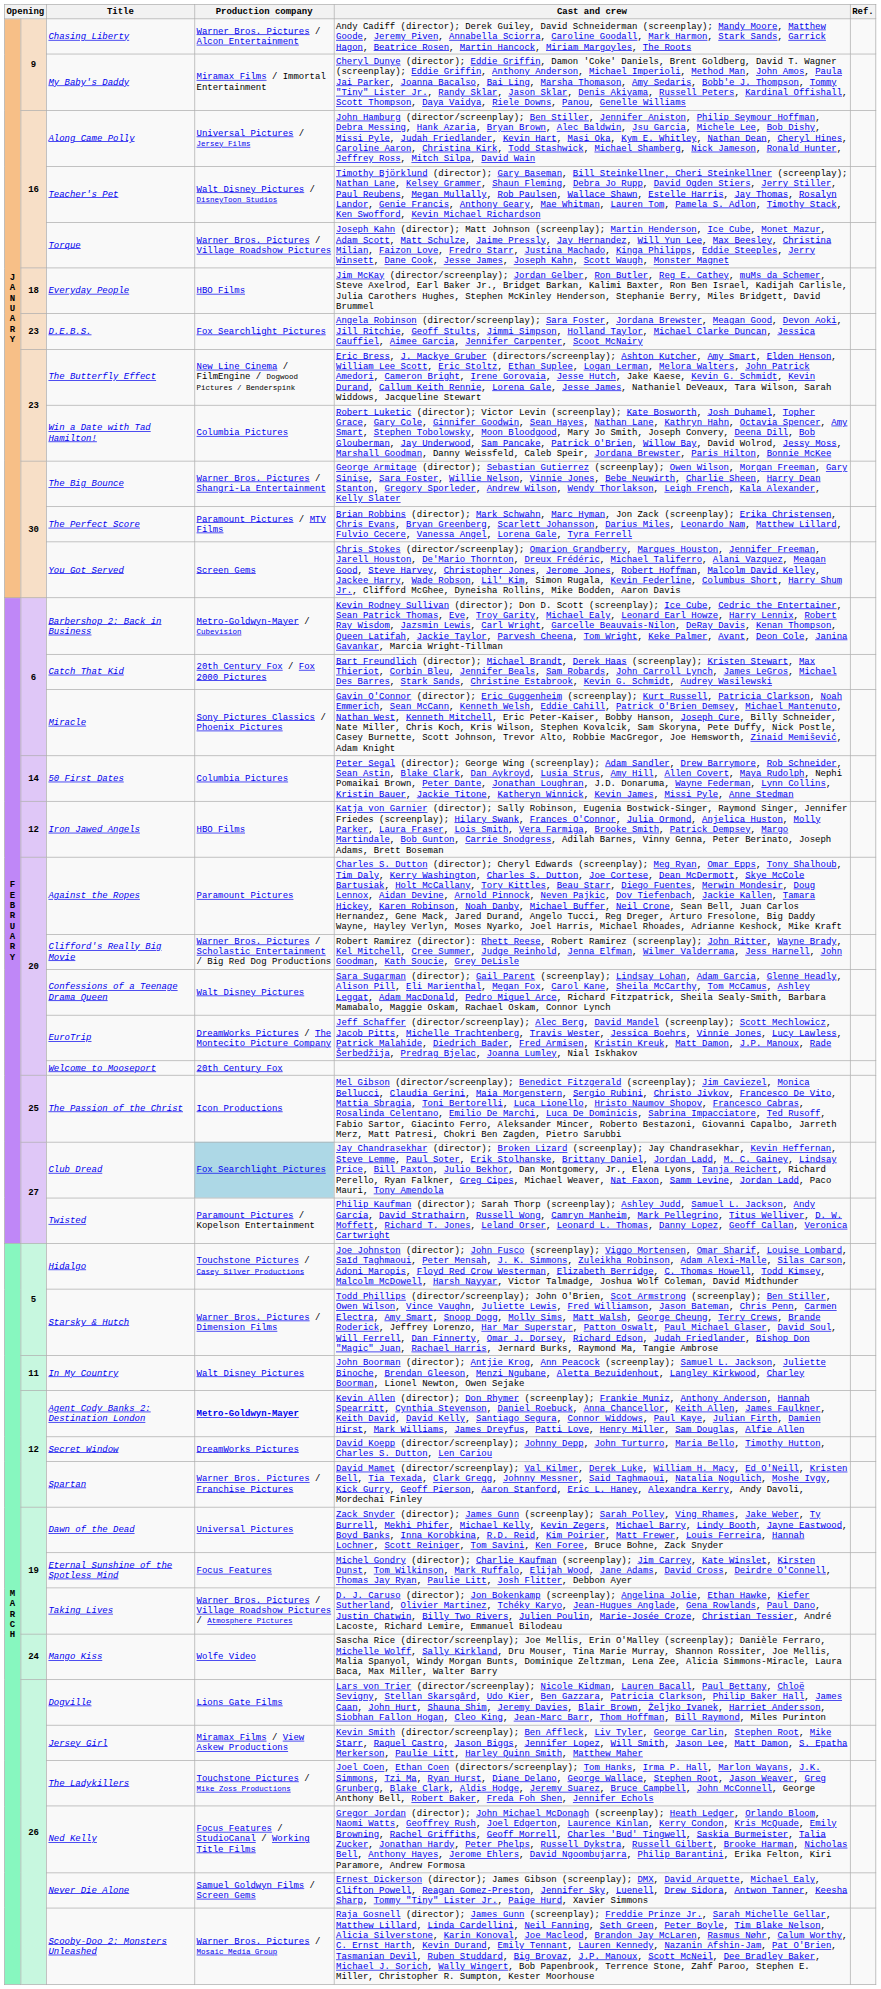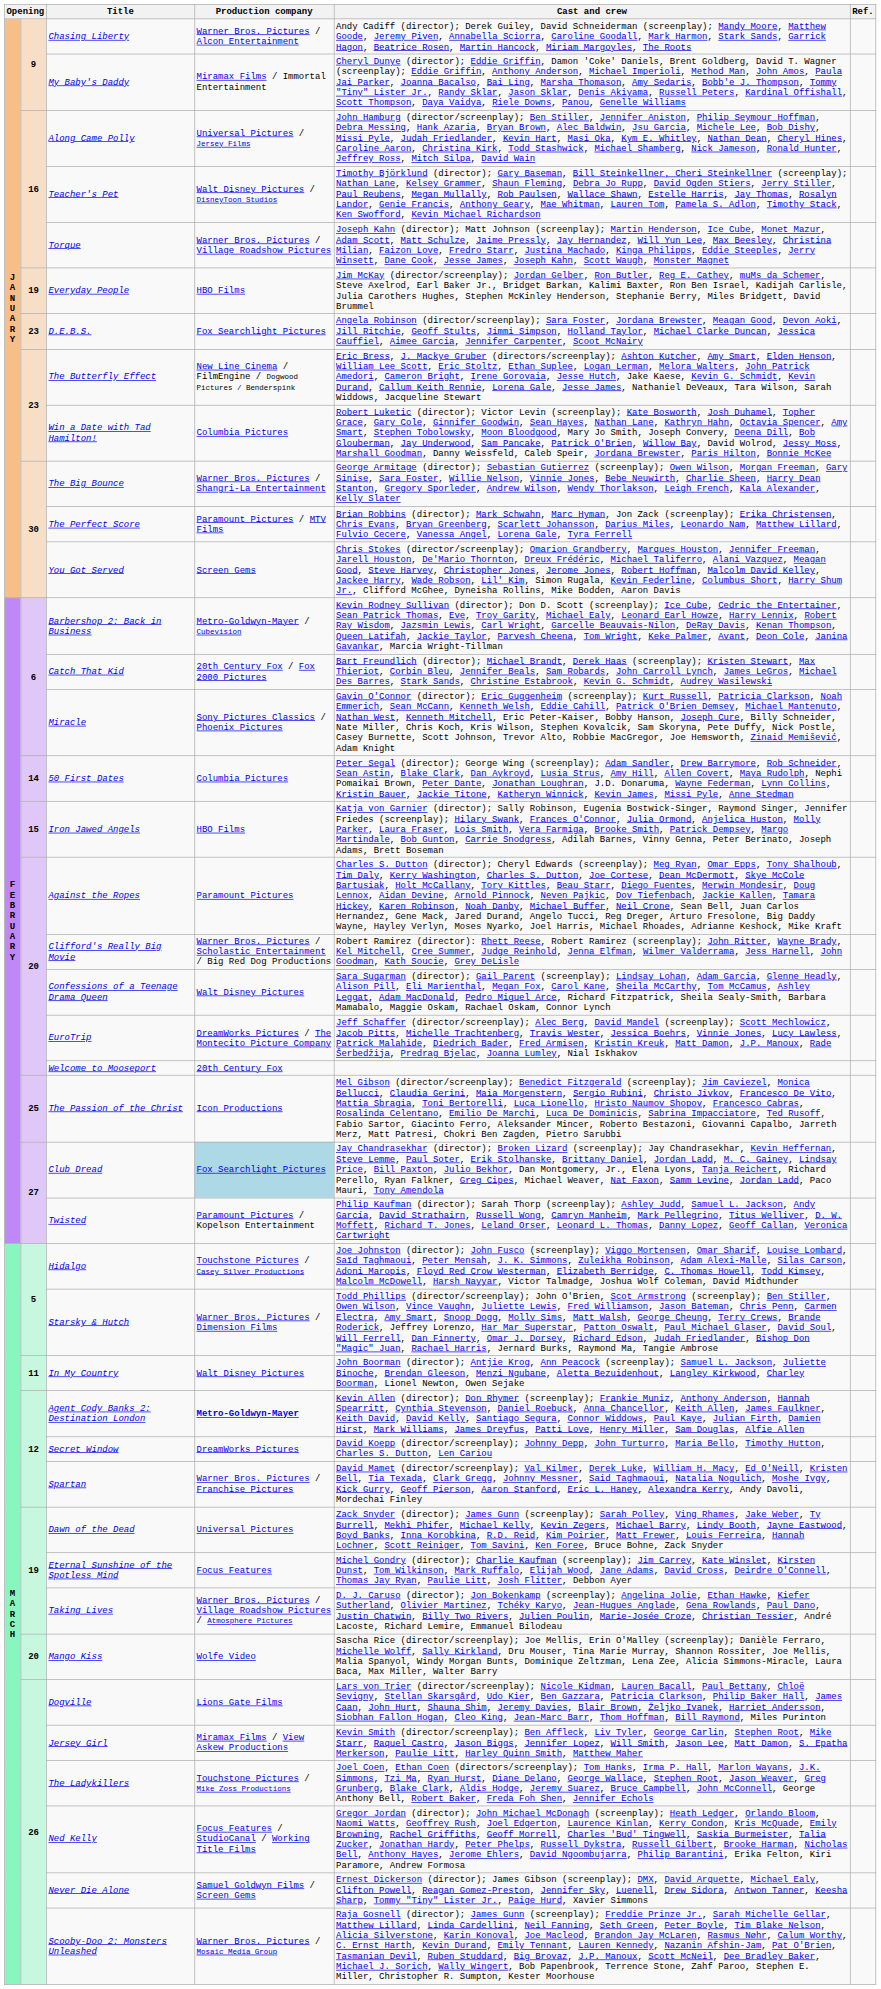(34, 291) 18 -> (34, 291) 19
(34, 829) 12 -> (34, 829) 15
(34, 1657) 24 -> (34, 1657) 20
